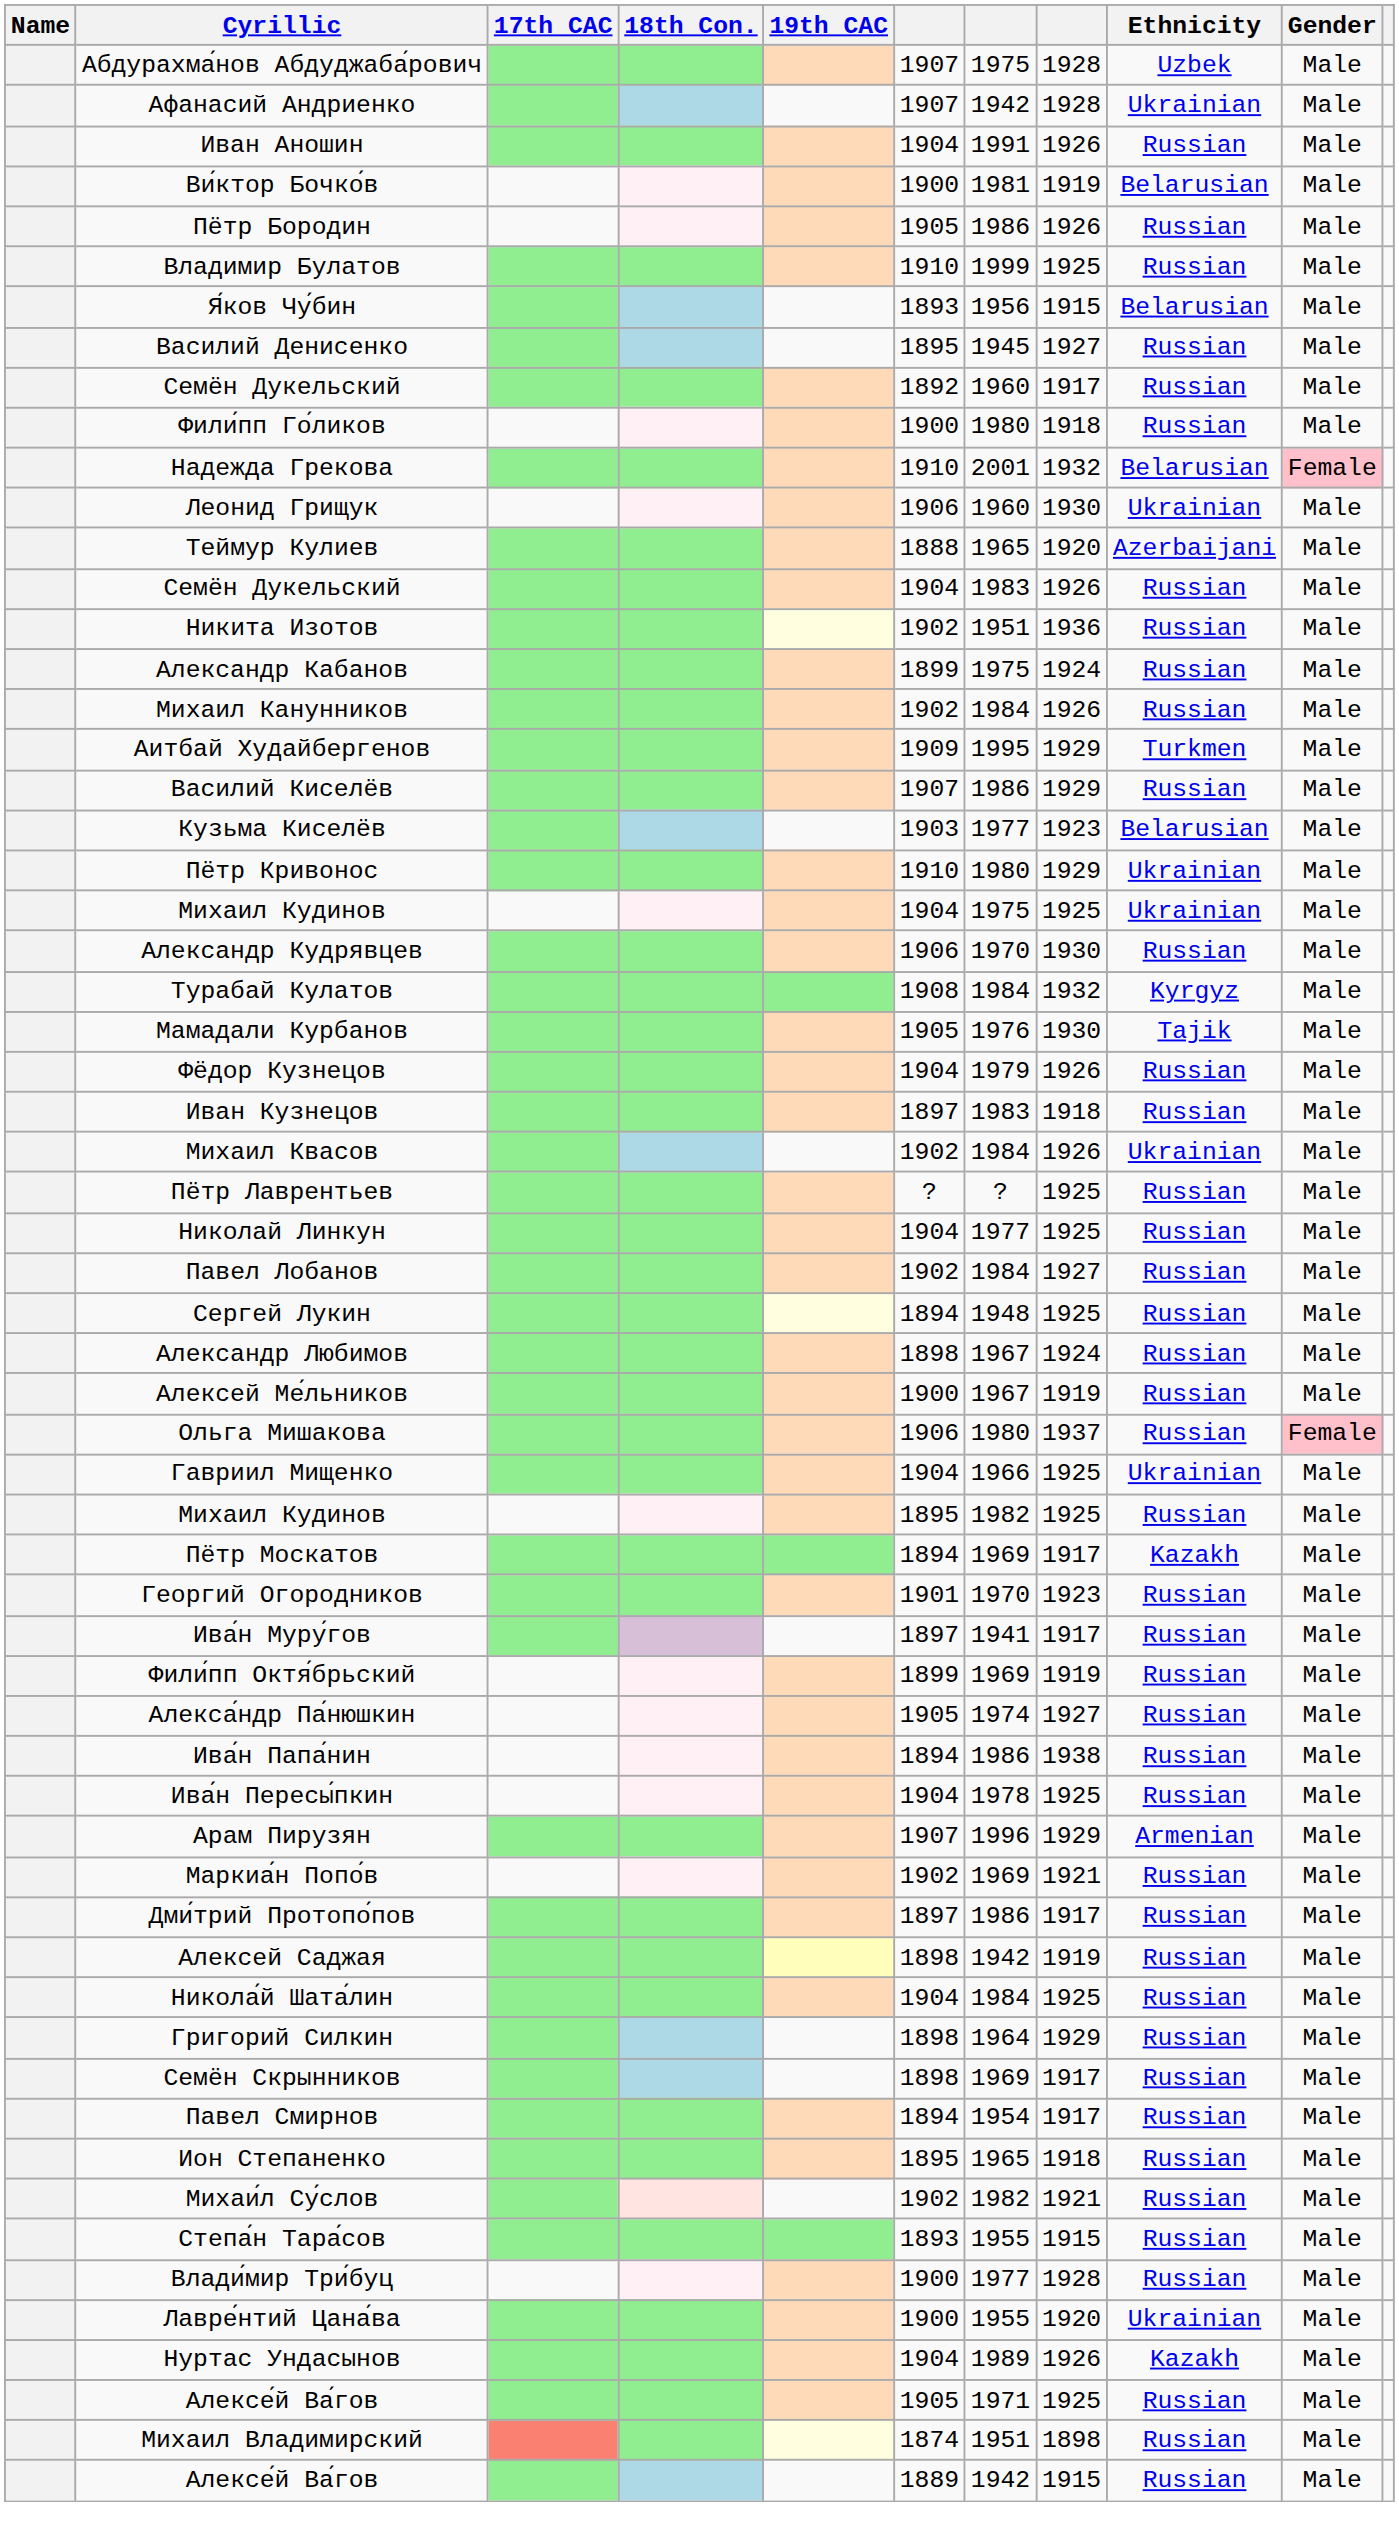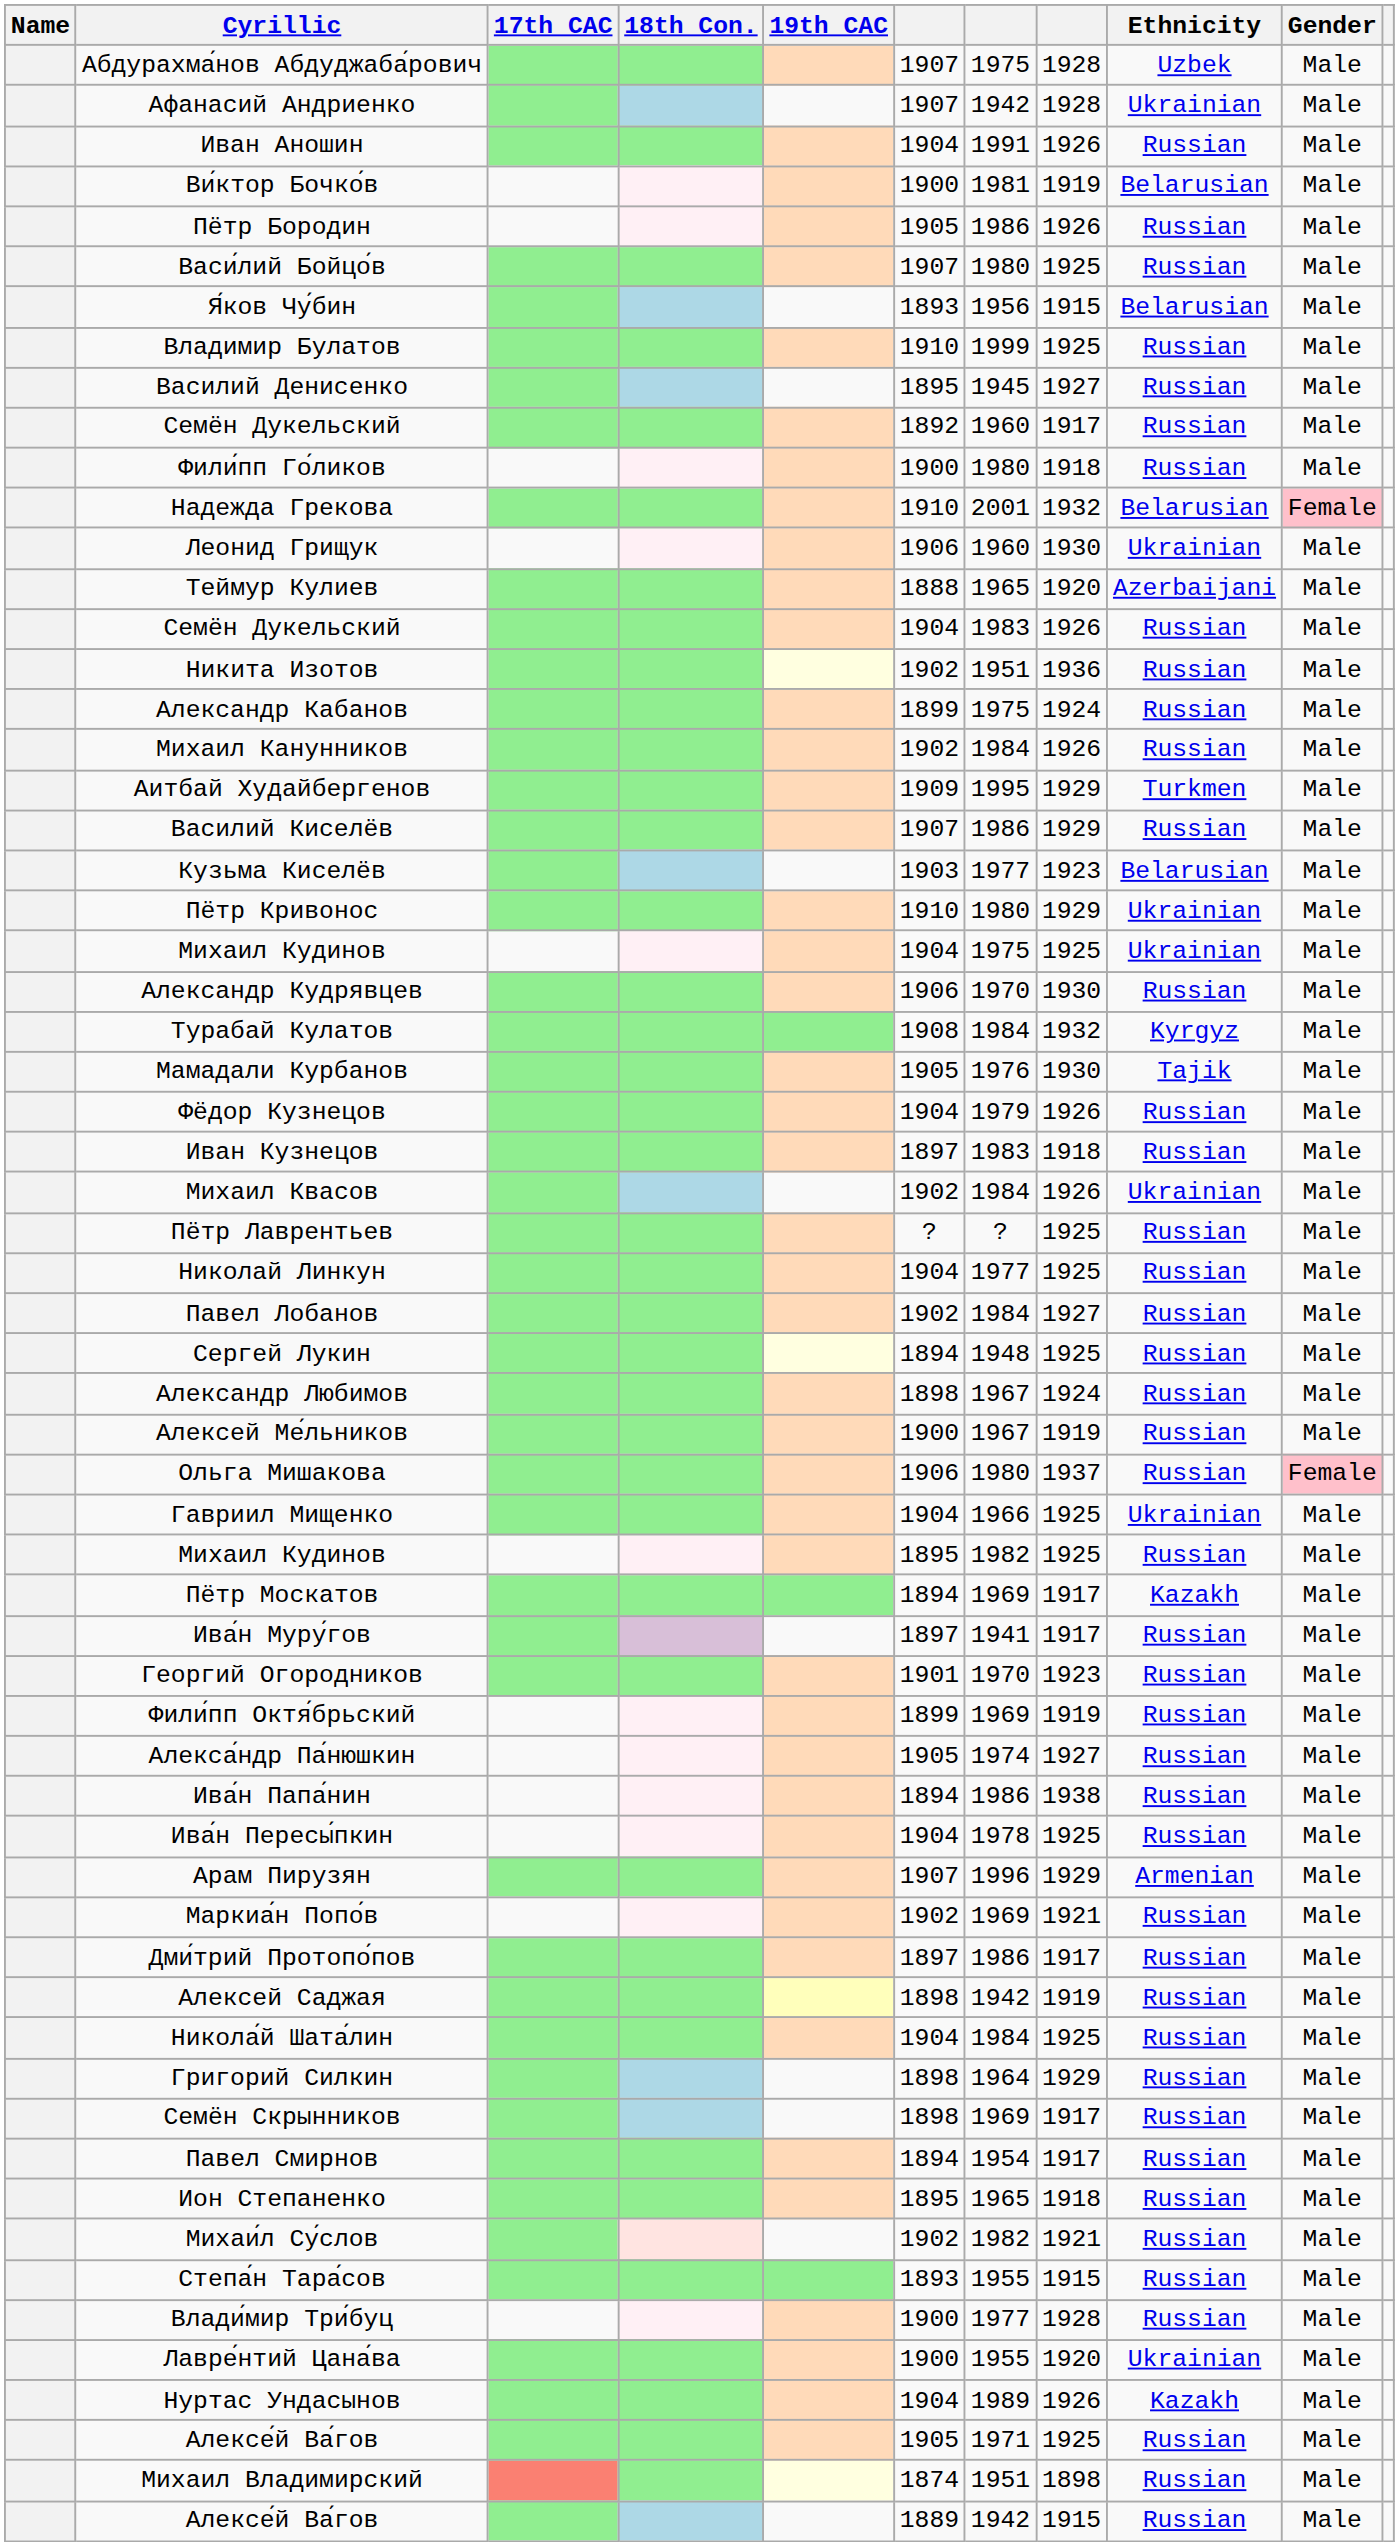+ row: (40, 267)
rows swapped: (40, 267) <-> (40, 307)
rows swapped: (40, 1635) <-> (40, 1595)
